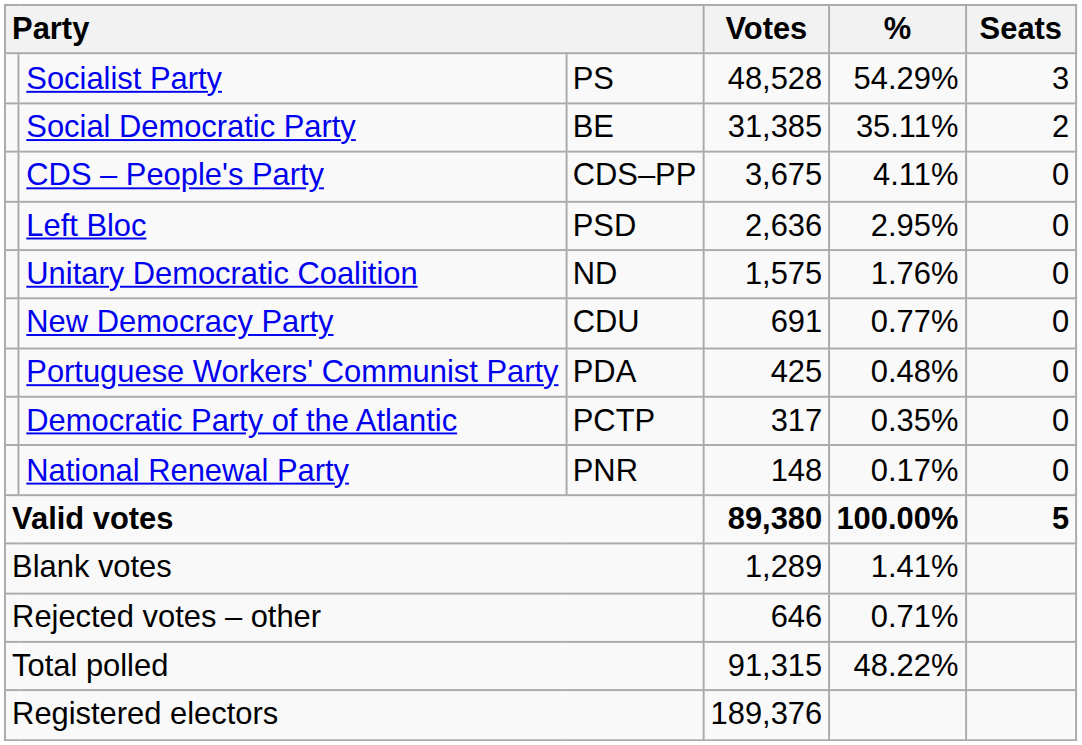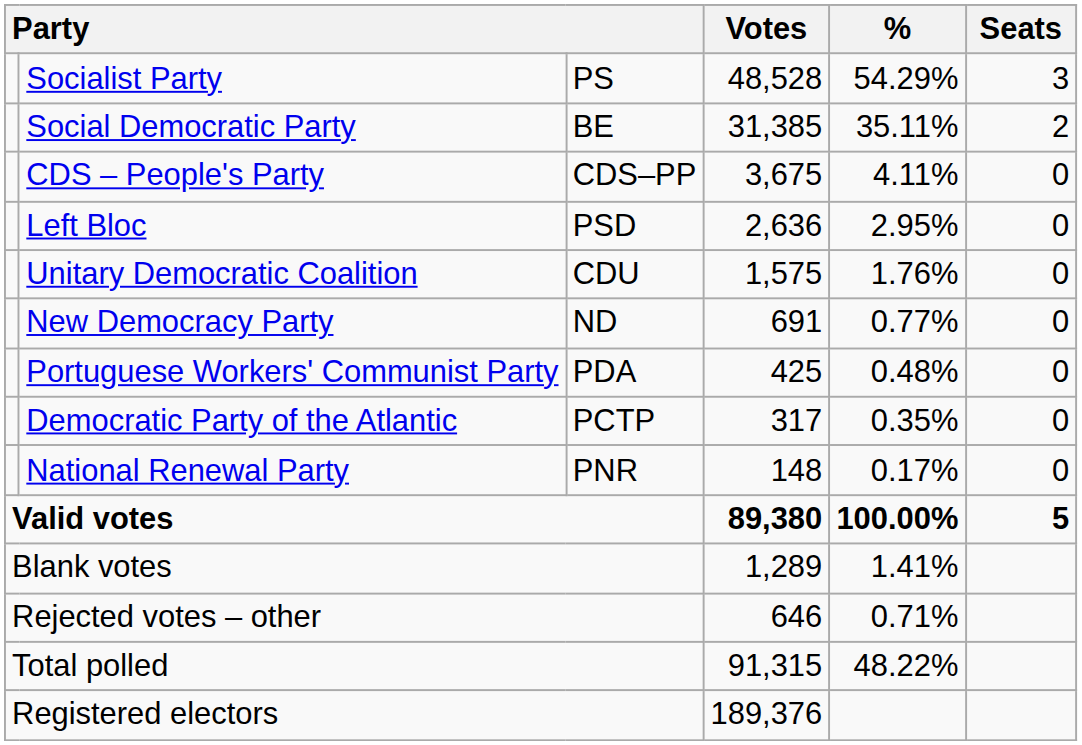(595, 273) ND -> (606, 273) CDU
(606, 322) CDU -> (595, 322) ND
